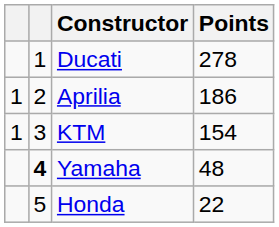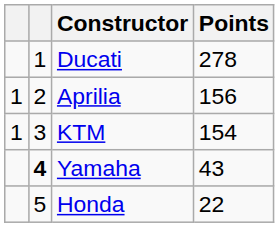(218, 96) 186 -> (218, 96) 156
(212, 168) 48 -> (212, 168) 43
